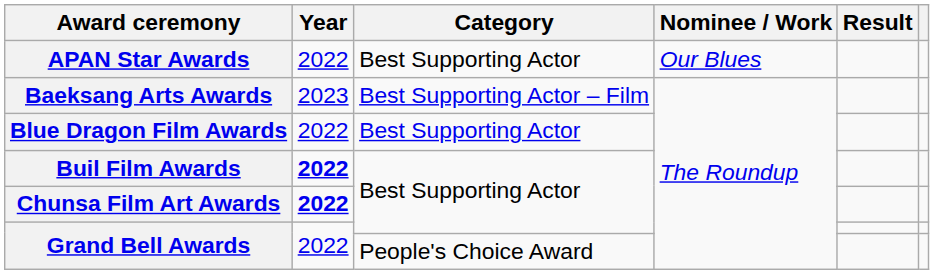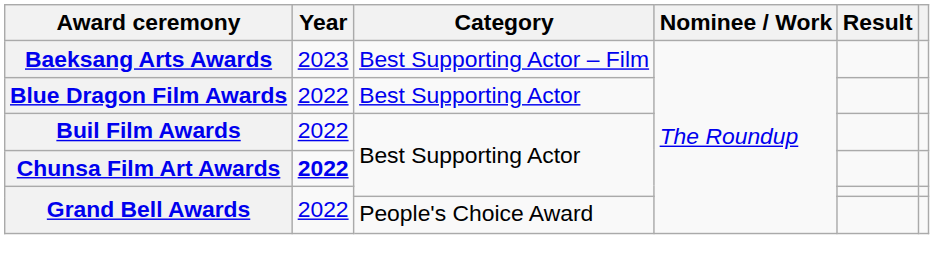- row: (149, 58)
(323, 167) bold -> (323, 131) normal
